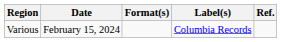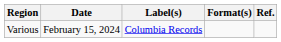columns swapped: (147, 12) <-> (213, 12)
